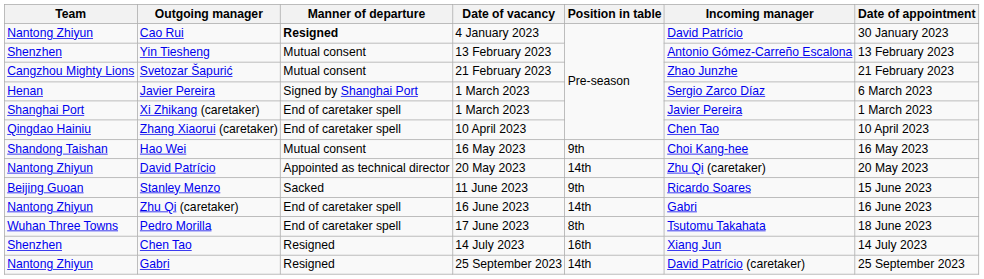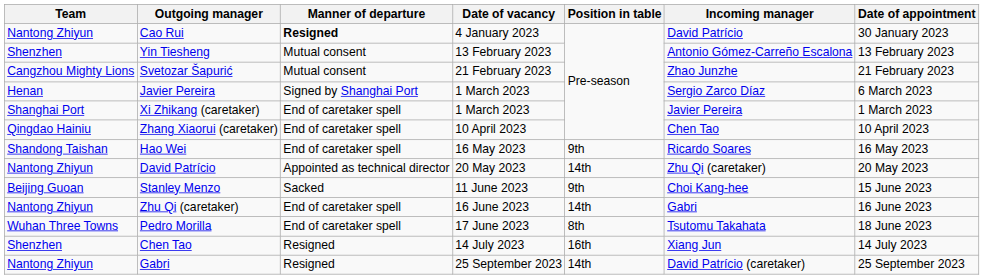(325, 149) Mutual consent -> (342, 149) End of caretaker spell
(708, 149) Choi Kang-hee -> (709, 149) Ricardo Soares
(709, 187) Ricardo Soares -> (708, 187) Choi Kang-hee
